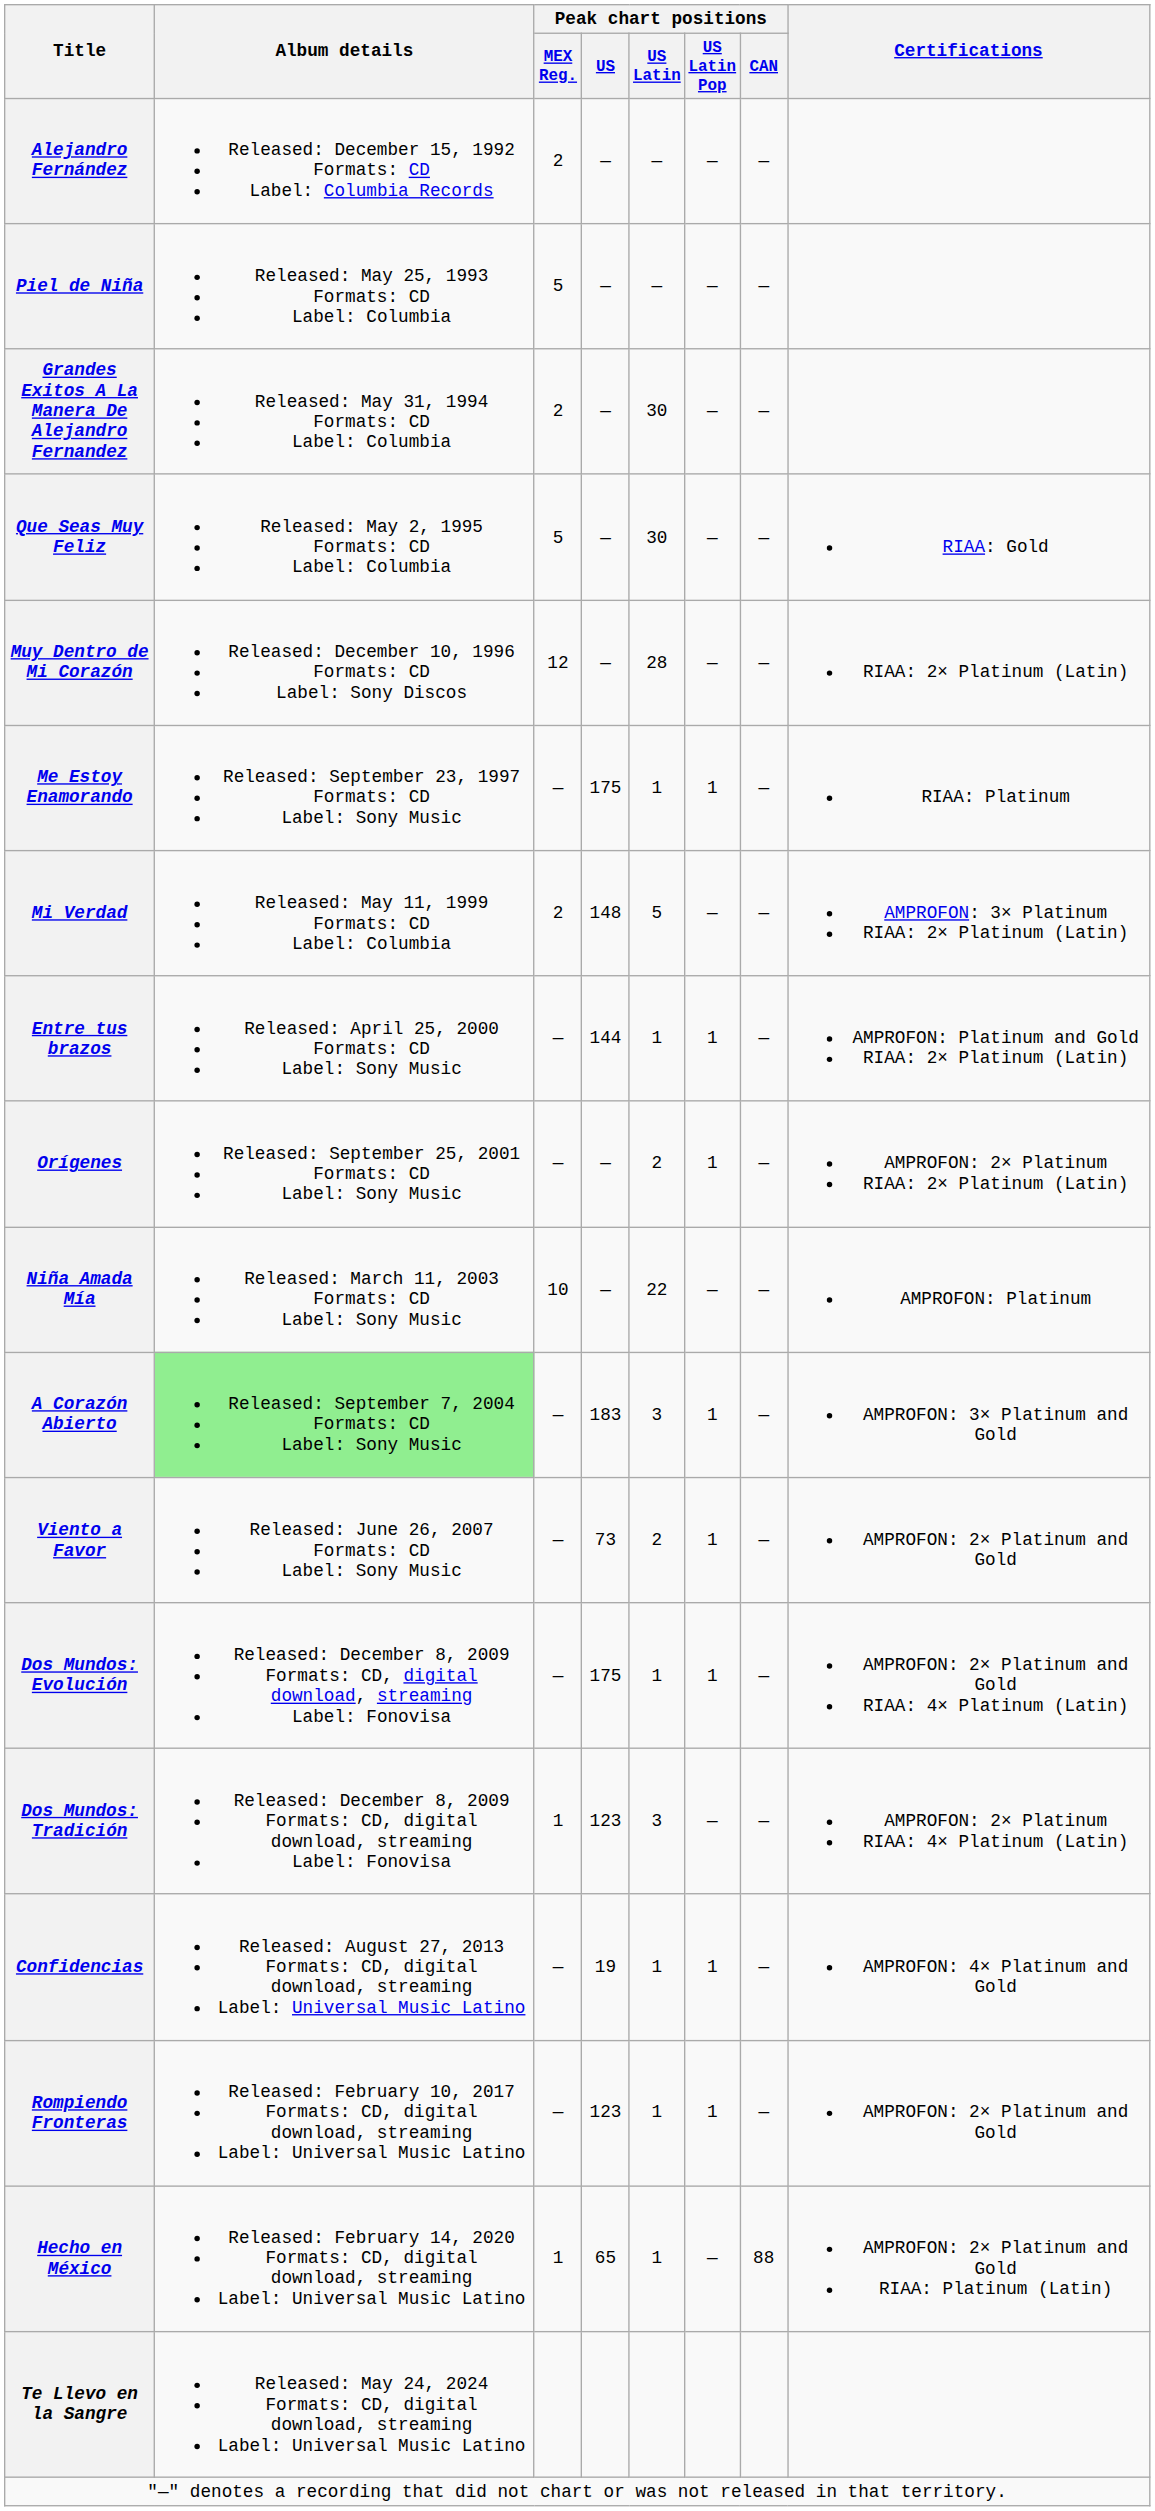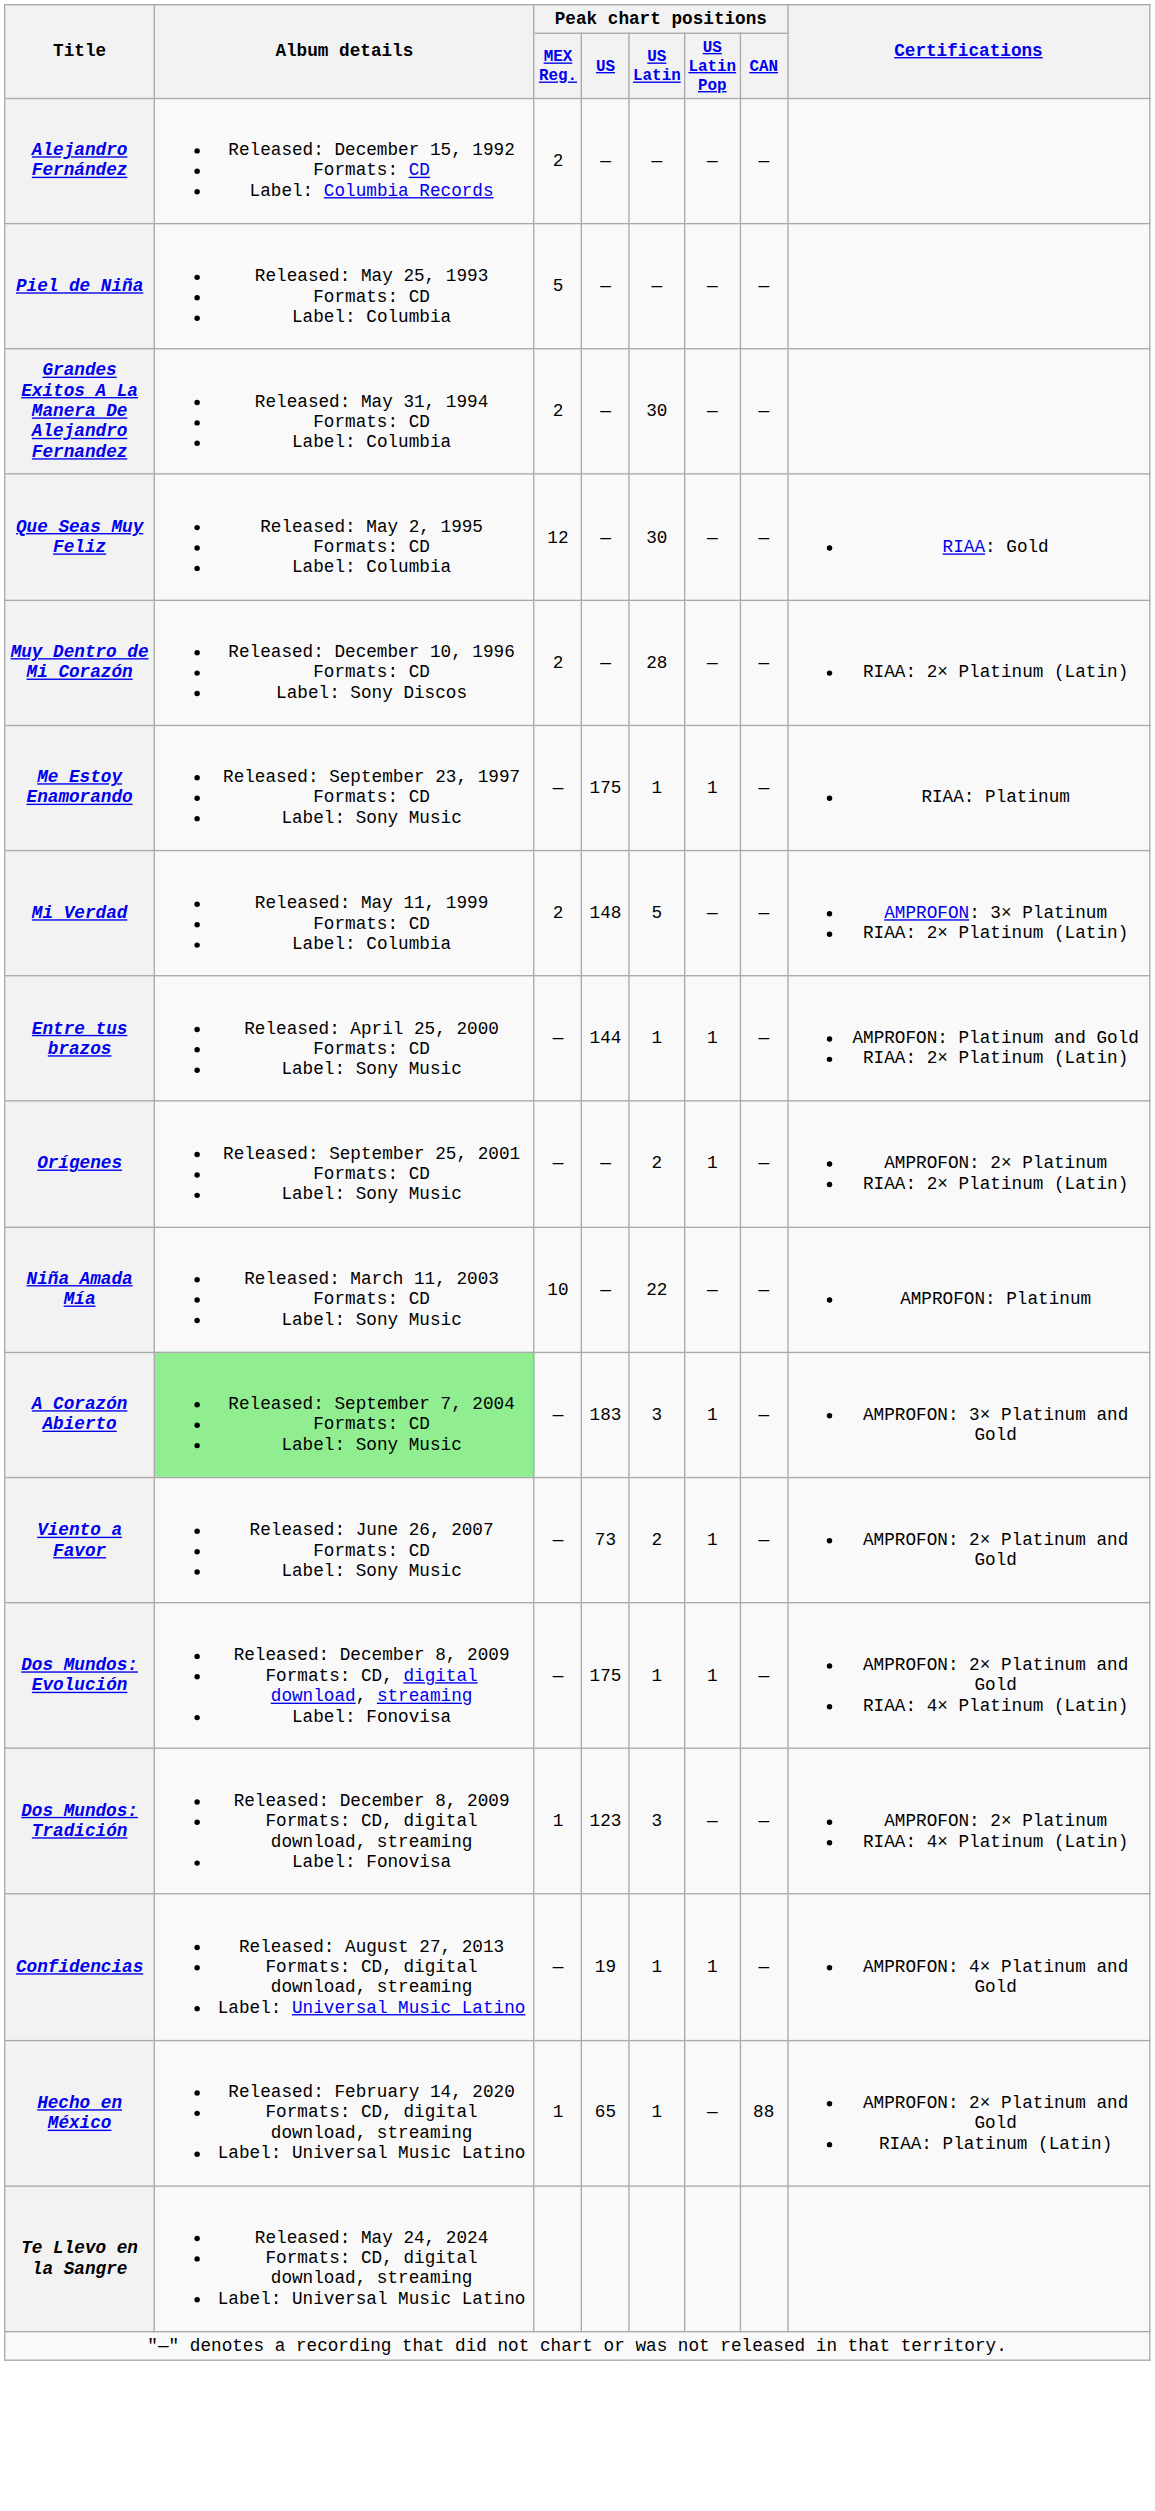(558, 537) 5 -> (558, 537) 12
(558, 662) 12 -> (558, 662) 2
- row: (80, 2113)
